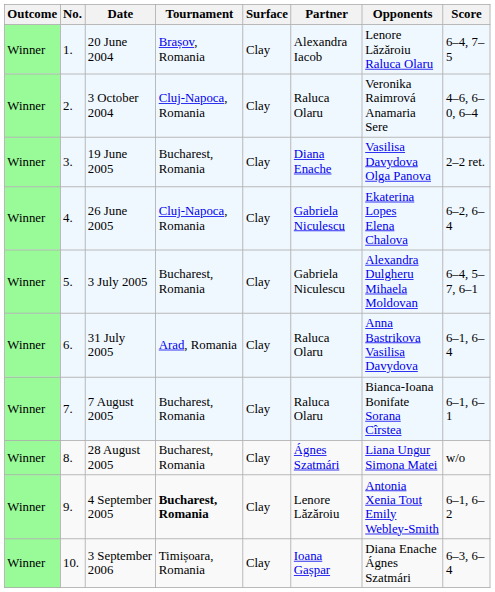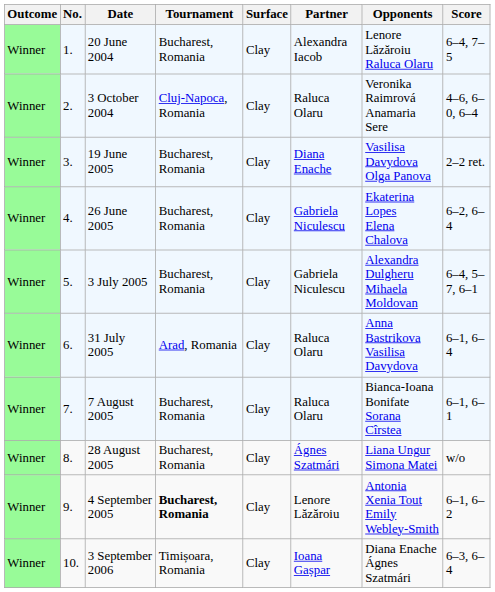(182, 49) Brașov, Romania -> (186, 49) Bucharest, Romania
(193, 218) Cluj-Napoca, Romania -> (186, 218) Bucharest, Romania
